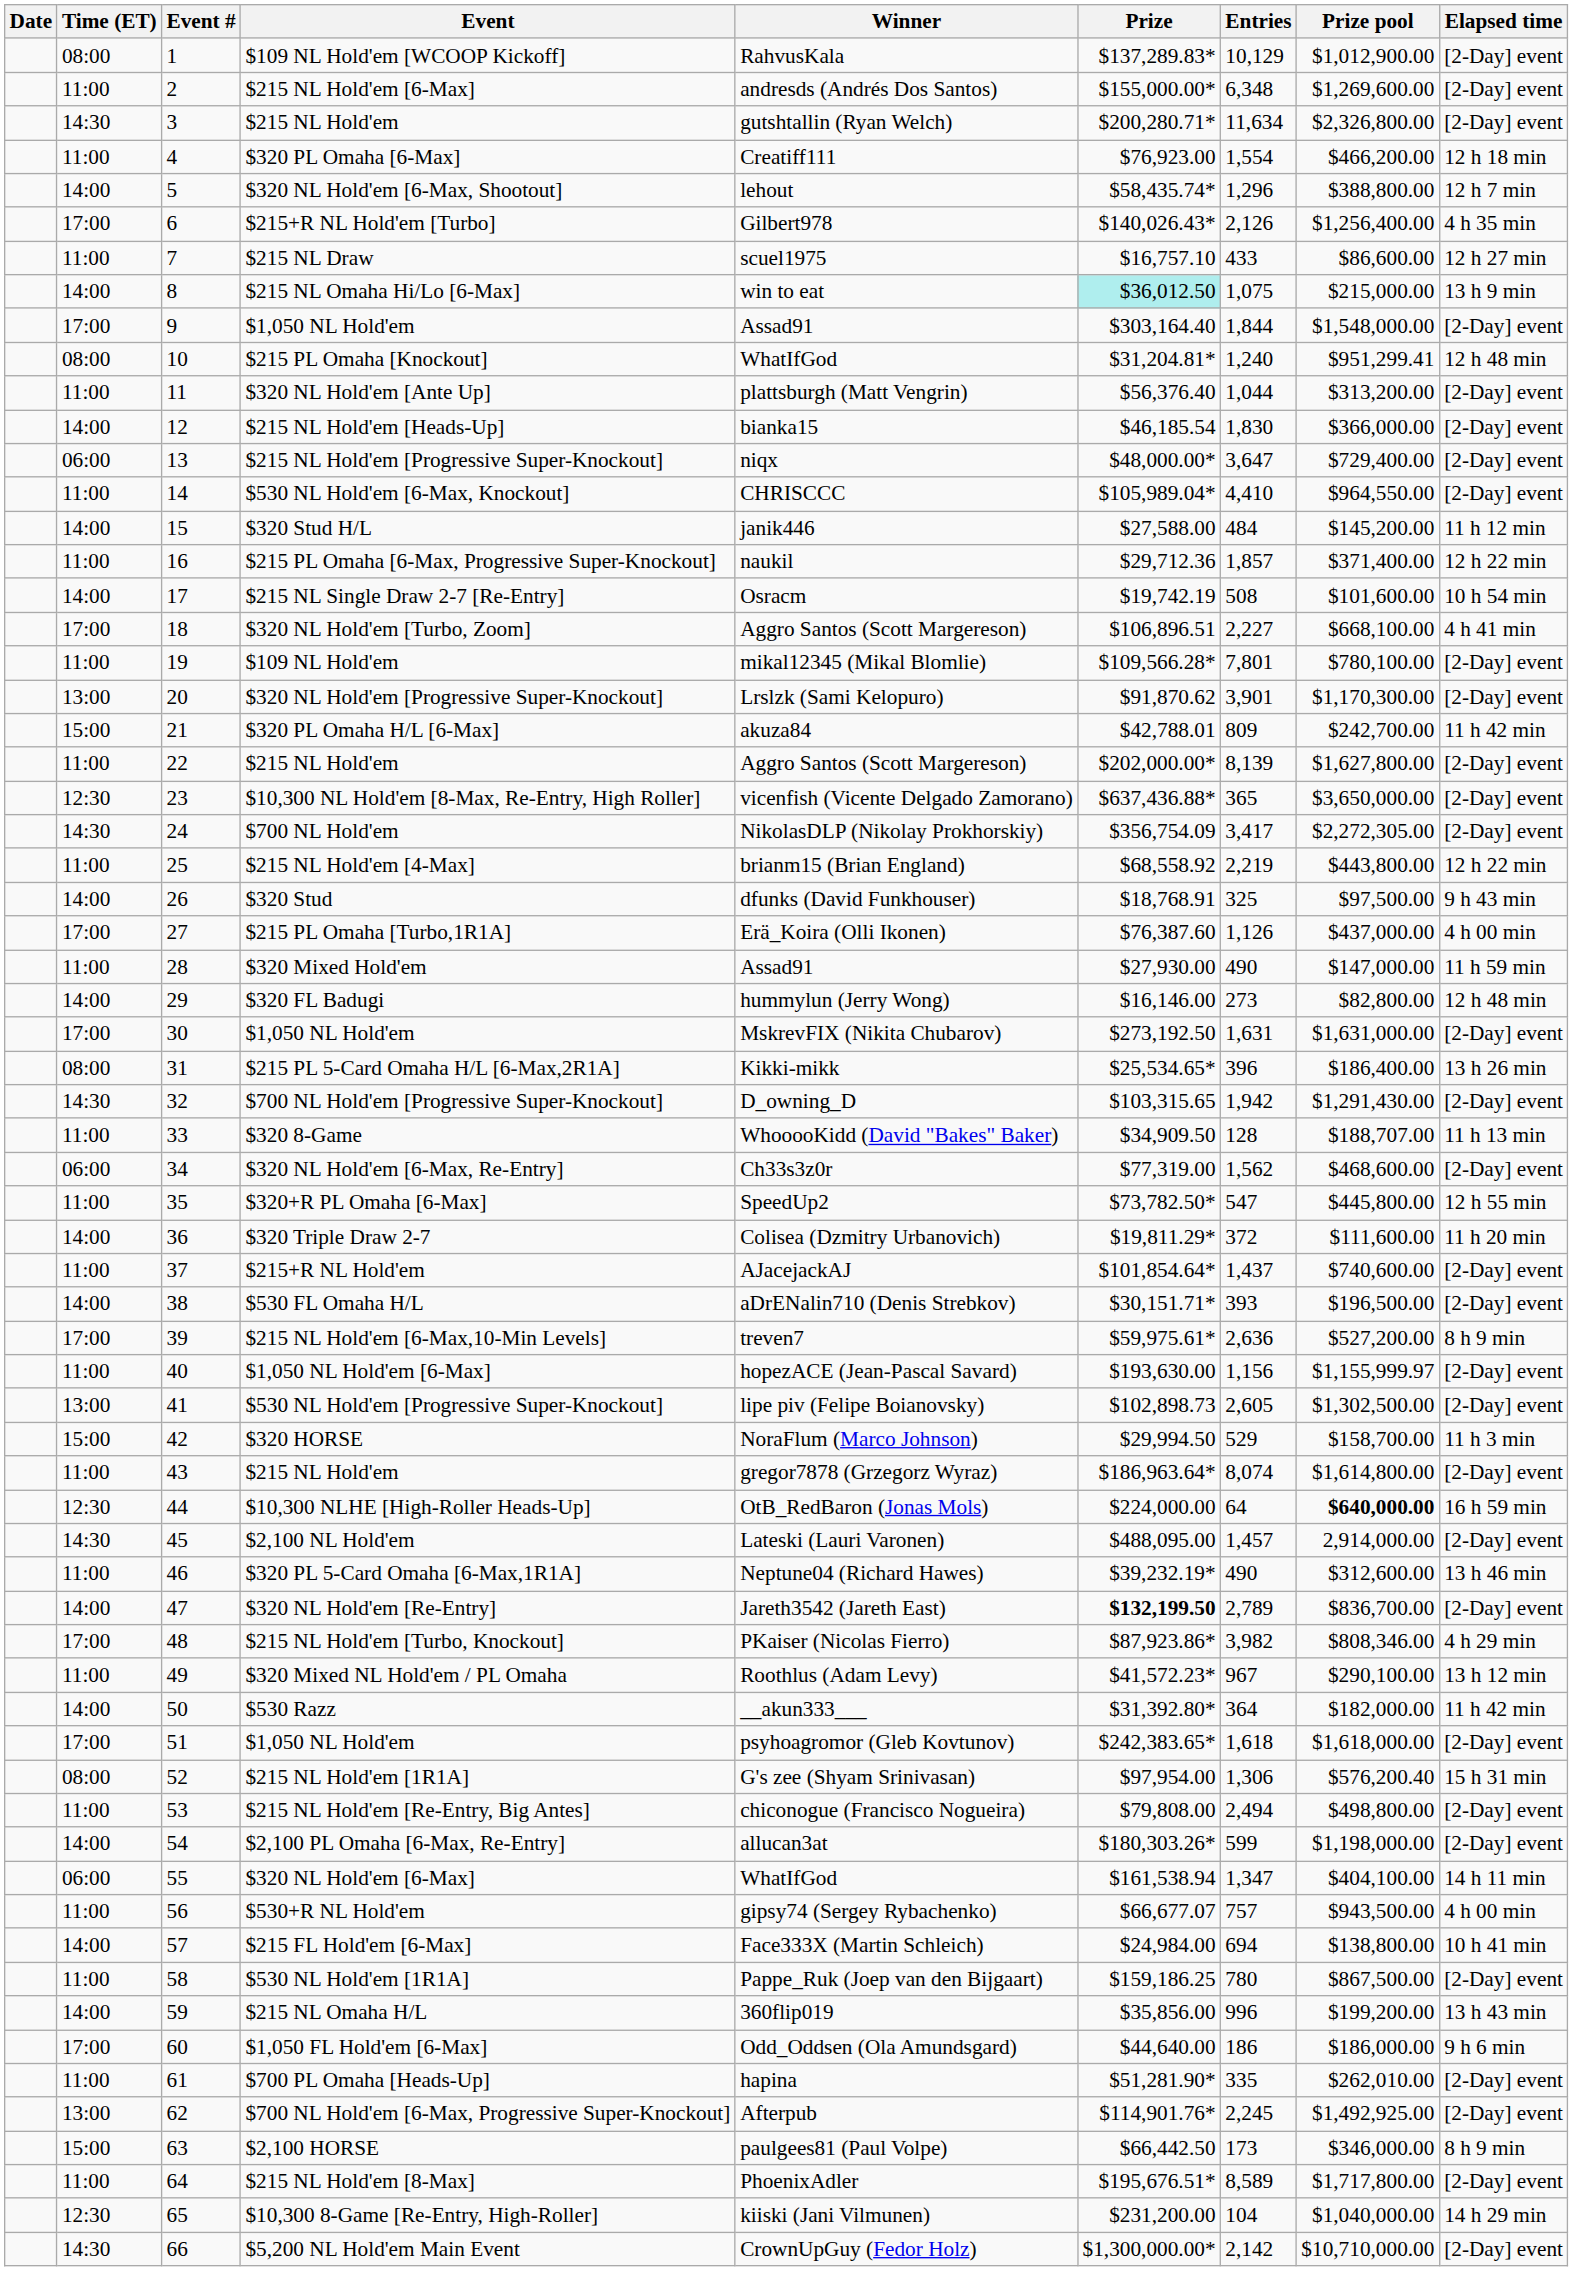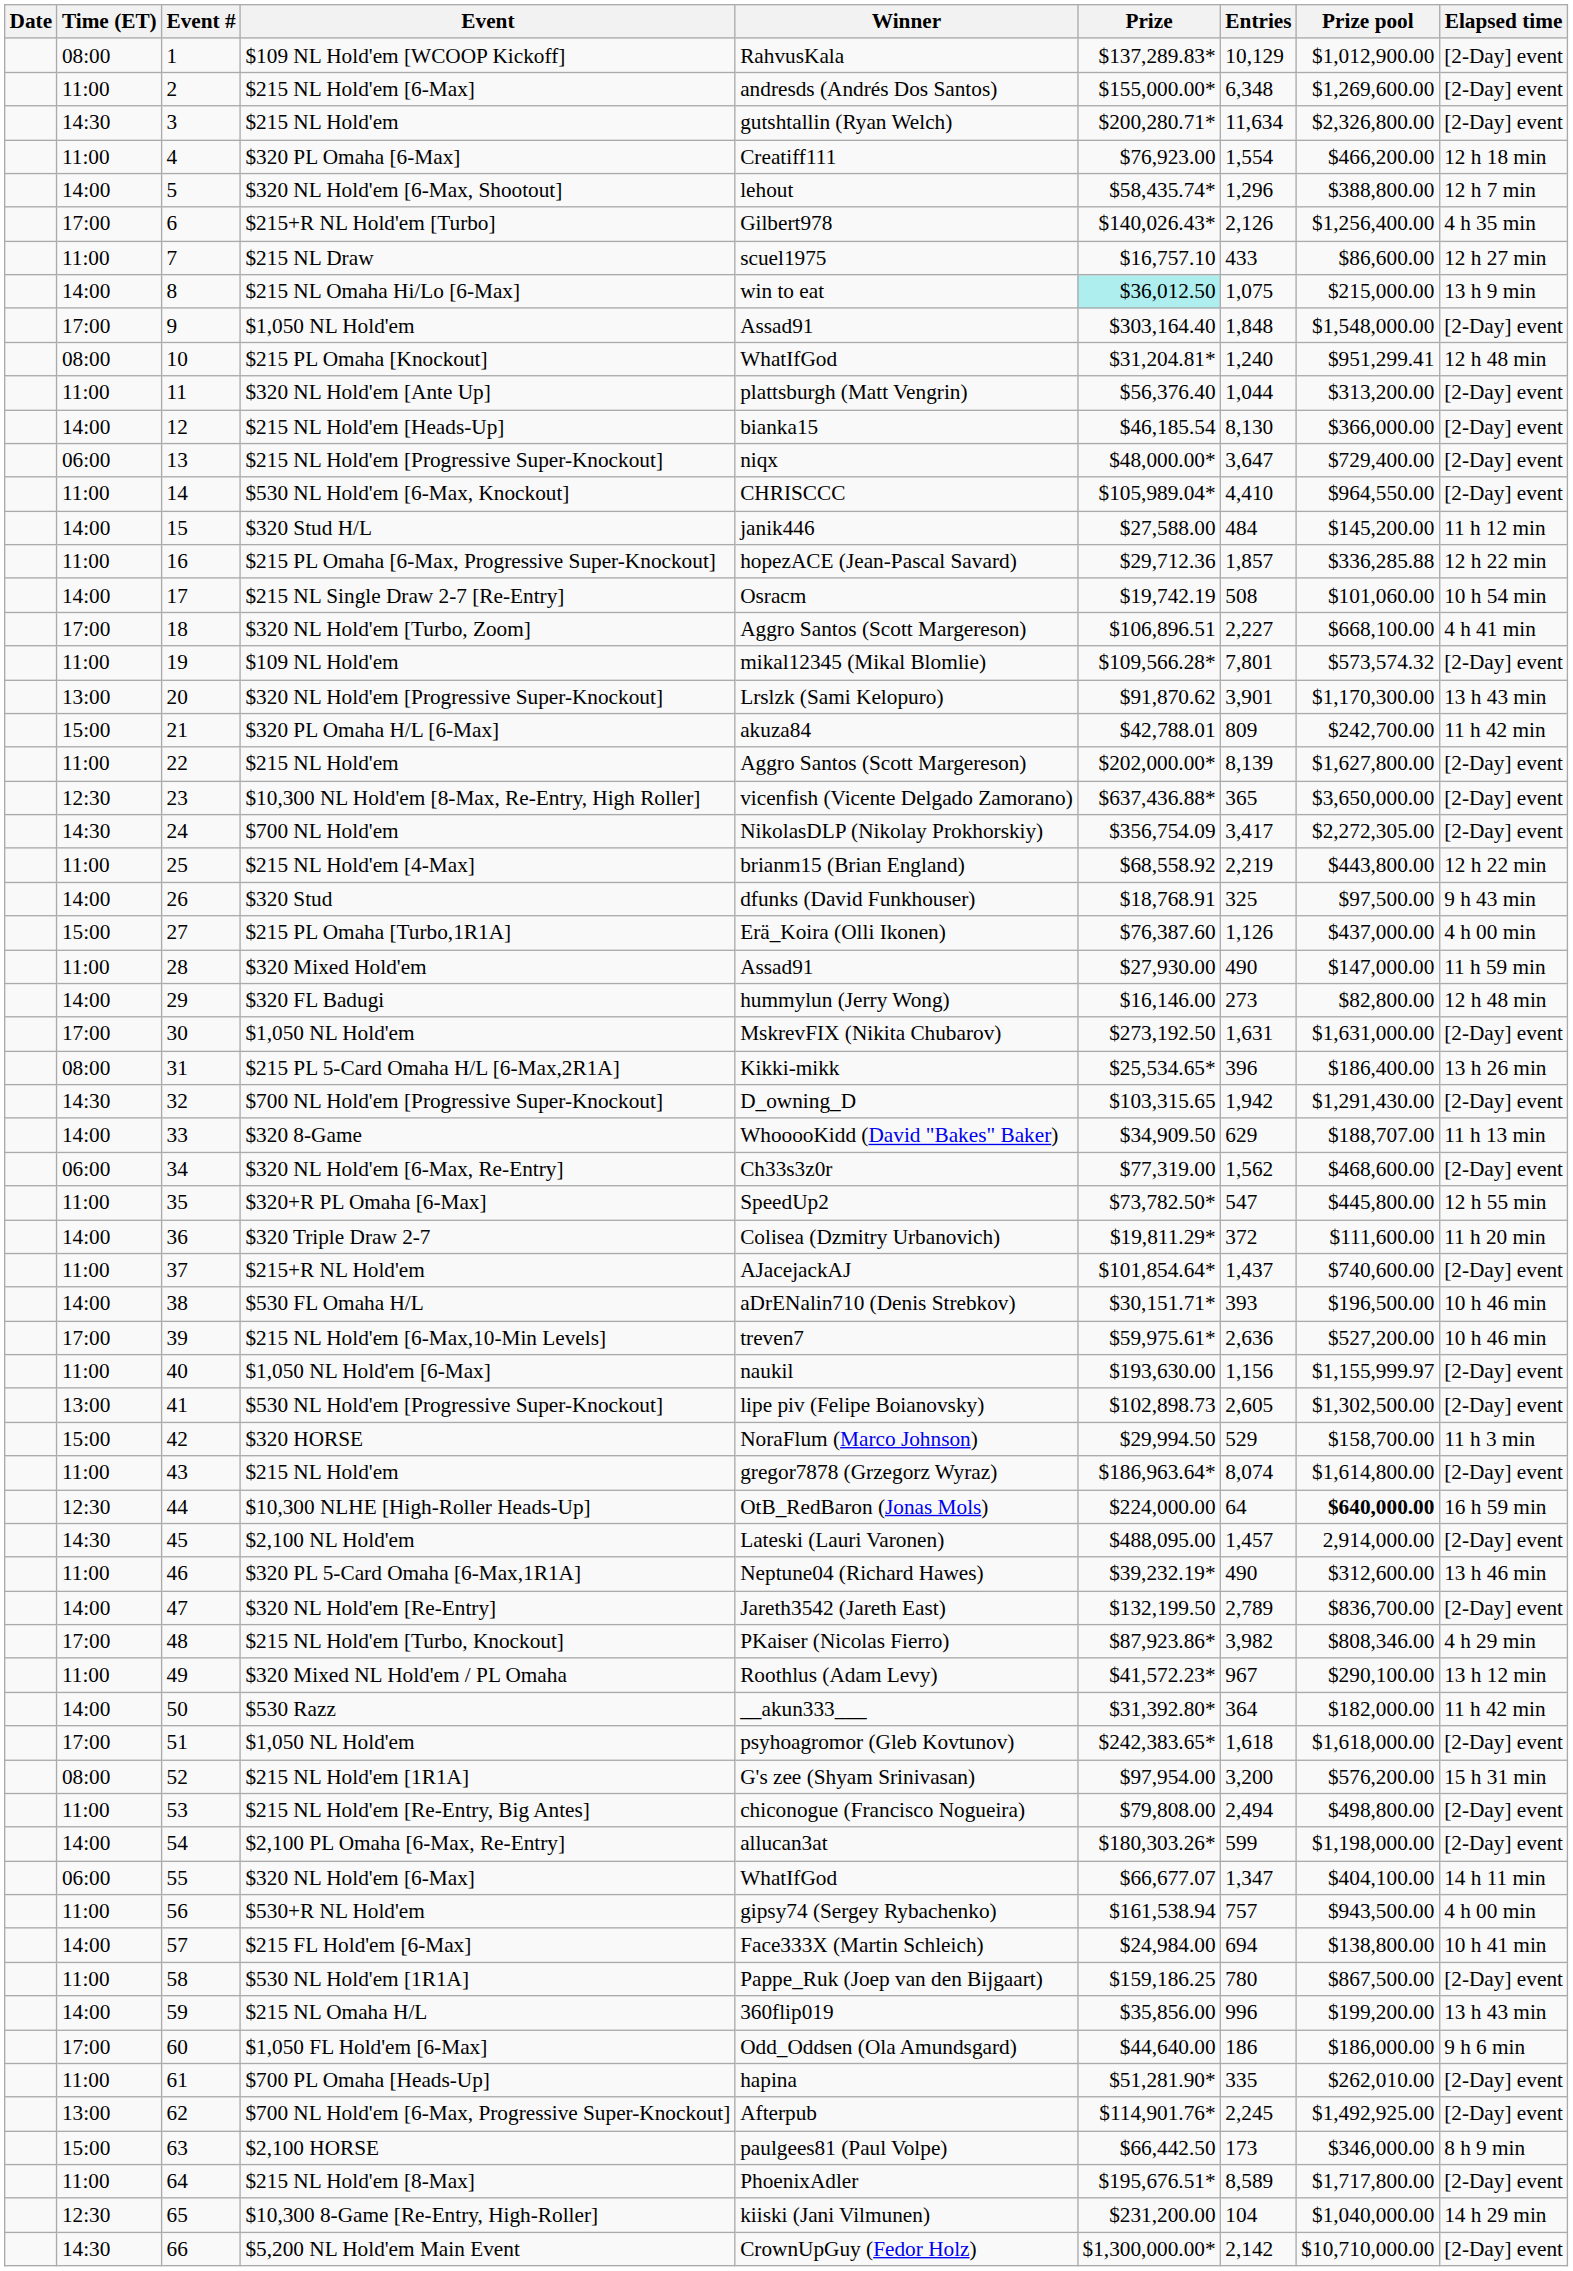(1249, 325) 1,844 -> (1249, 325) 1,848
(1249, 426) 1,830 -> (1249, 426) 8,130
(767, 561) naukil -> (878, 561) hopezACE (Jean-Pascal Savard)
(1381, 561) $371,400.00 -> (1381, 561) $336,285.88
(1381, 595) $101,600.00 -> (1381, 595) $101,060.00
(1381, 662) $780,100.00 -> (1381, 662) $573,574.32
(1504, 696) [2-Day] event -> (1495, 696) 13 h 43 min
(86, 932) 17:00 -> (86, 932) 15:00
(86, 1135) 11:00 -> (86, 1135) 14:00
(1241, 1135) 128 -> (1241, 1135) 629
(1504, 1303) [2-Day] event -> (1495, 1303) 10 h 46 min
(1485, 1337) 8 h 9 min -> (1495, 1337) 10 h 46 min
(878, 1371) hopezACE (Jean-Pascal Savard) -> (767, 1371) naukil
(1162, 1607) bold -> (1162, 1607) normal
(1249, 1776) 1,306 -> (1249, 1776) 3,200
(1381, 1776) $576,200.40 -> (1381, 1776) $576,200.00
(1162, 1877) $161,538.94 -> (1168, 1877) $66,677.07
(1168, 1911) $66,677.07 -> (1162, 1911) $161,538.94
